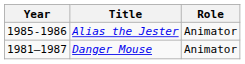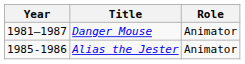rows swapped: (112, 49) <-> (125, 31)
